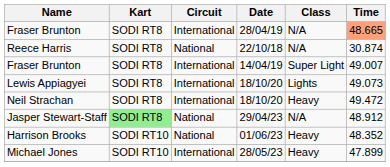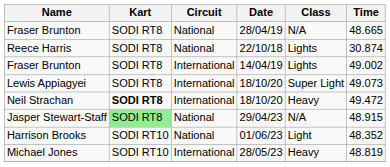(204, 30) International -> (194, 30) National
(366, 30) lightsalmon background -> (366, 30) no background
(297, 48) N/A -> (302, 48) Lights
(316, 65) Super Light -> (302, 65) Lights
(366, 65) 49.007 -> (366, 65) 49.002
(302, 83) Lights -> (316, 83) Super Light
(137, 100) normal -> (137, 100) bold
(366, 118) 48.912 -> (366, 118) 48.915
(303, 135) Heavy -> (300, 135) Light
(366, 153) 47.899 -> (366, 153) 48.819
